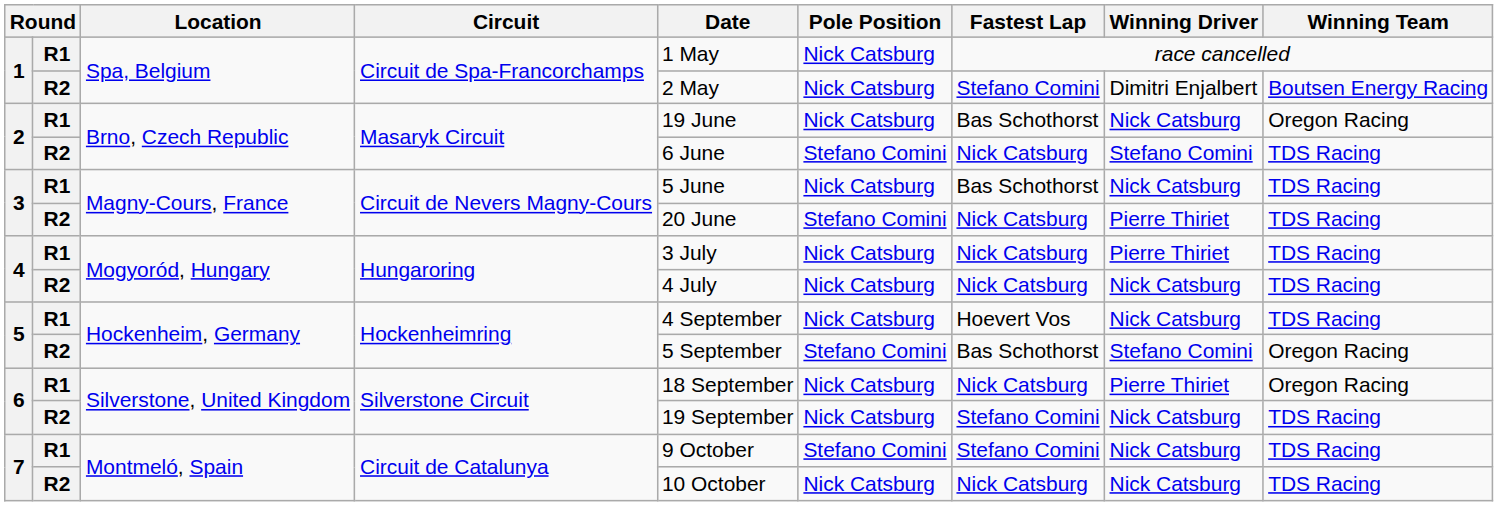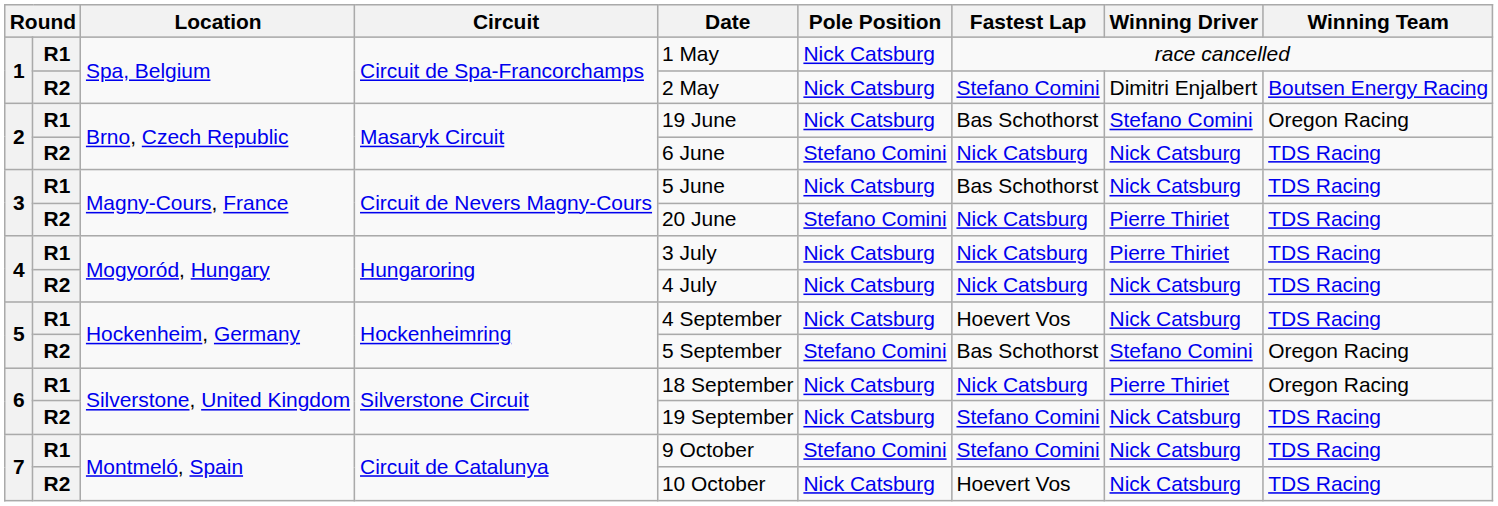(1175, 120) Nick Catsburg -> (1181, 120) Stefano Comini
(1181, 153) Stefano Comini -> (1175, 153) Nick Catsburg
(1022, 483) Nick Catsburg -> (1013, 483) Hoevert Vos
